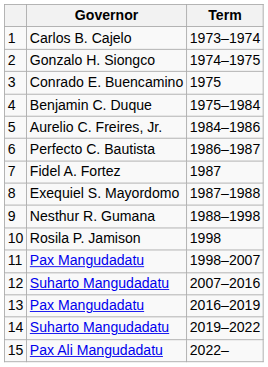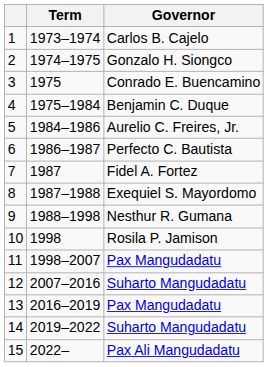columns swapped: (107, 15) <-> (225, 15)
